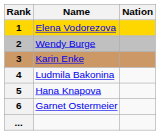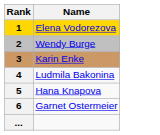- column: (138, 12)
